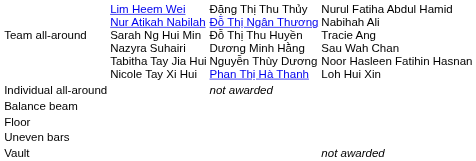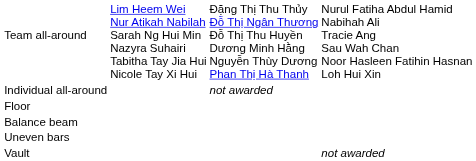rows swapped: (41, 106) <-> (17, 122)
